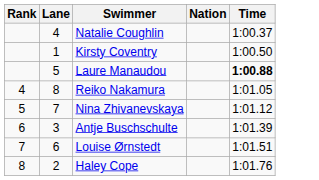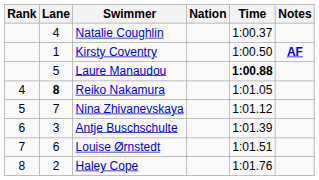+ column: (295, 14)
(56, 90) normal -> (56, 90) bold
